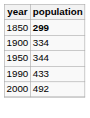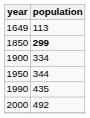+ row: (17, 27)
(41, 74) 433 -> (41, 89) 435
